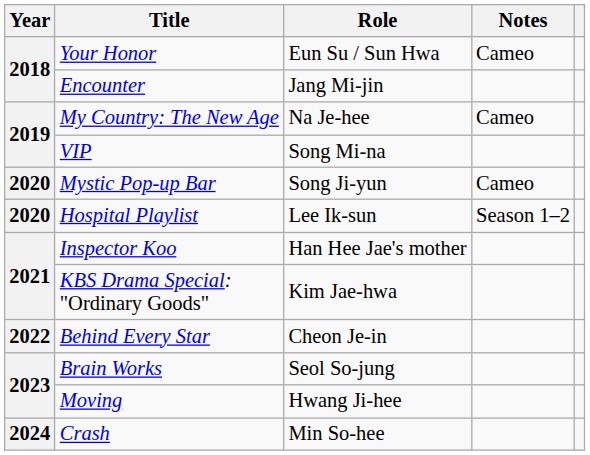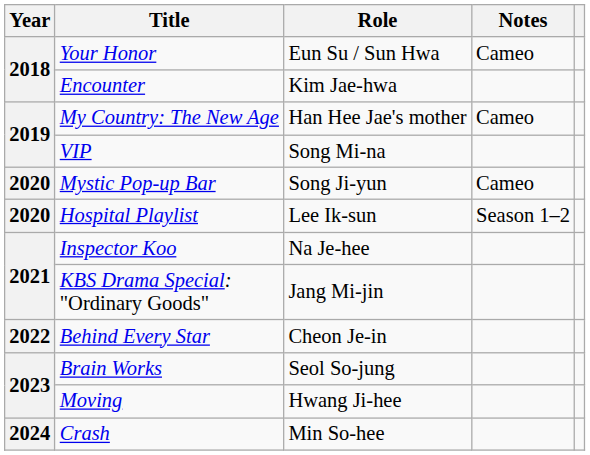(336, 85) Jang Mi-jin -> (343, 85) Kim Jae-hwa
(329, 118) Na Je-hee -> (378, 118) Han Hee Jae's mother
(378, 248) Han Hee Jae's mother -> (329, 248) Na Je-hee
(343, 292) Kim Jae-hwa -> (336, 292) Jang Mi-jin
